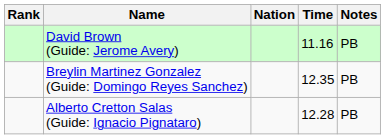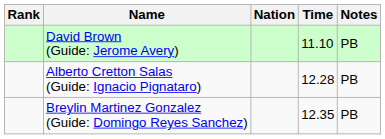(317, 43) 11.16 -> (317, 43) 11.10
rows swapped: (124, 115) <-> (147, 79)
